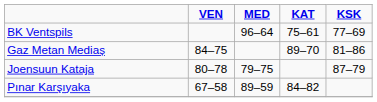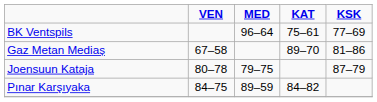(211, 51) 84–75 -> (211, 51) 67–58
(211, 88) 67–58 -> (211, 88) 84–75
